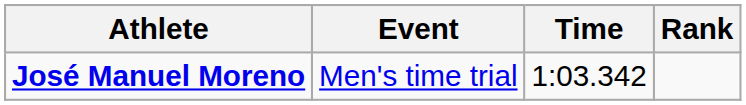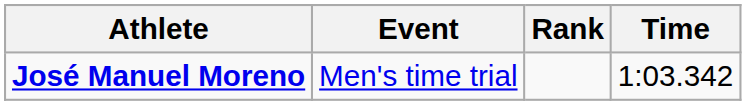columns swapped: (589, 29) <-> (697, 29)
